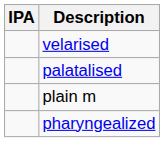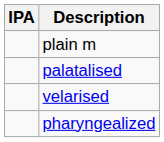rows swapped: (69, 96) <-> (76, 44)
